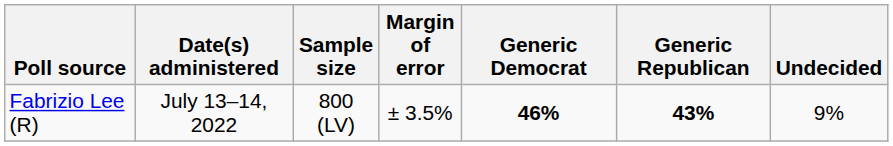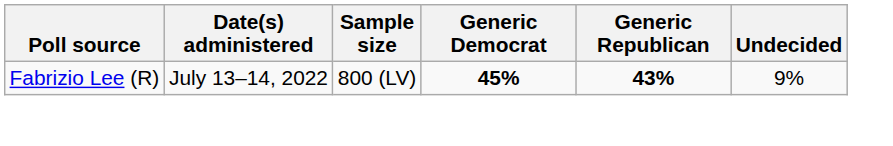- column: (420, 45)
(539, 113) 46% -> (499, 78) 45%
